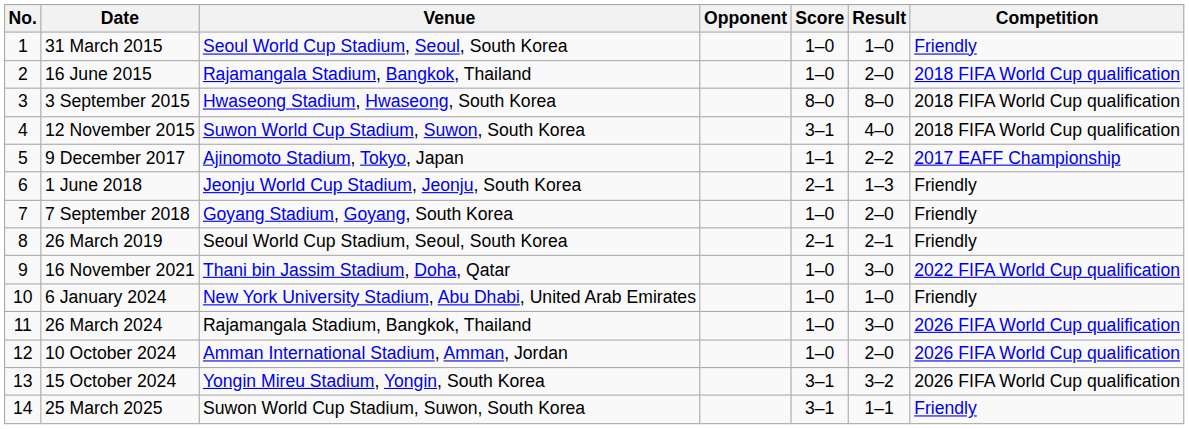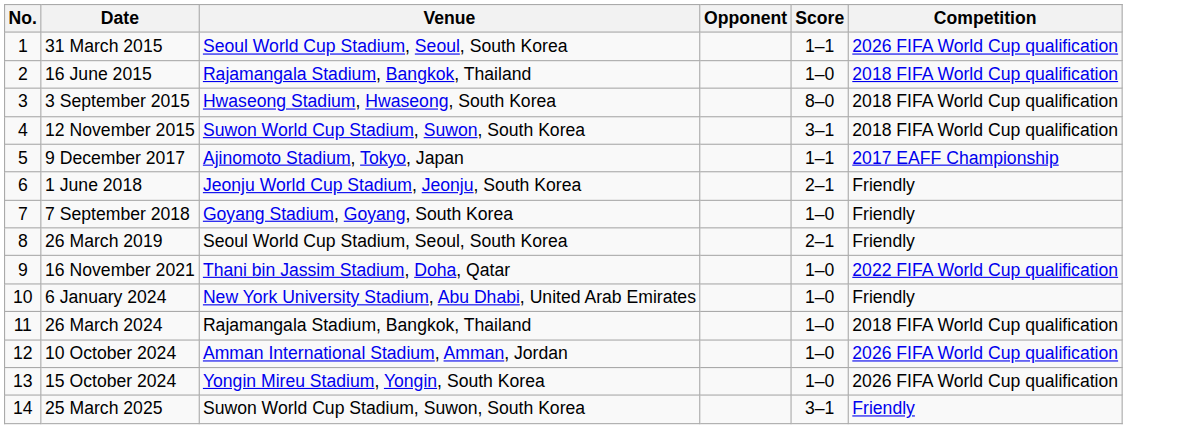- column: (879, 18)
(820, 46) 1–0 -> (820, 46) 1–1
(946, 46) Friendly -> (985, 46) 2026 FIFA World Cup qualification
(1047, 325) 2026 FIFA World Cup qualification -> (985, 325) 2018 FIFA World Cup qualification
(820, 381) 3–1 -> (820, 381) 1–0
